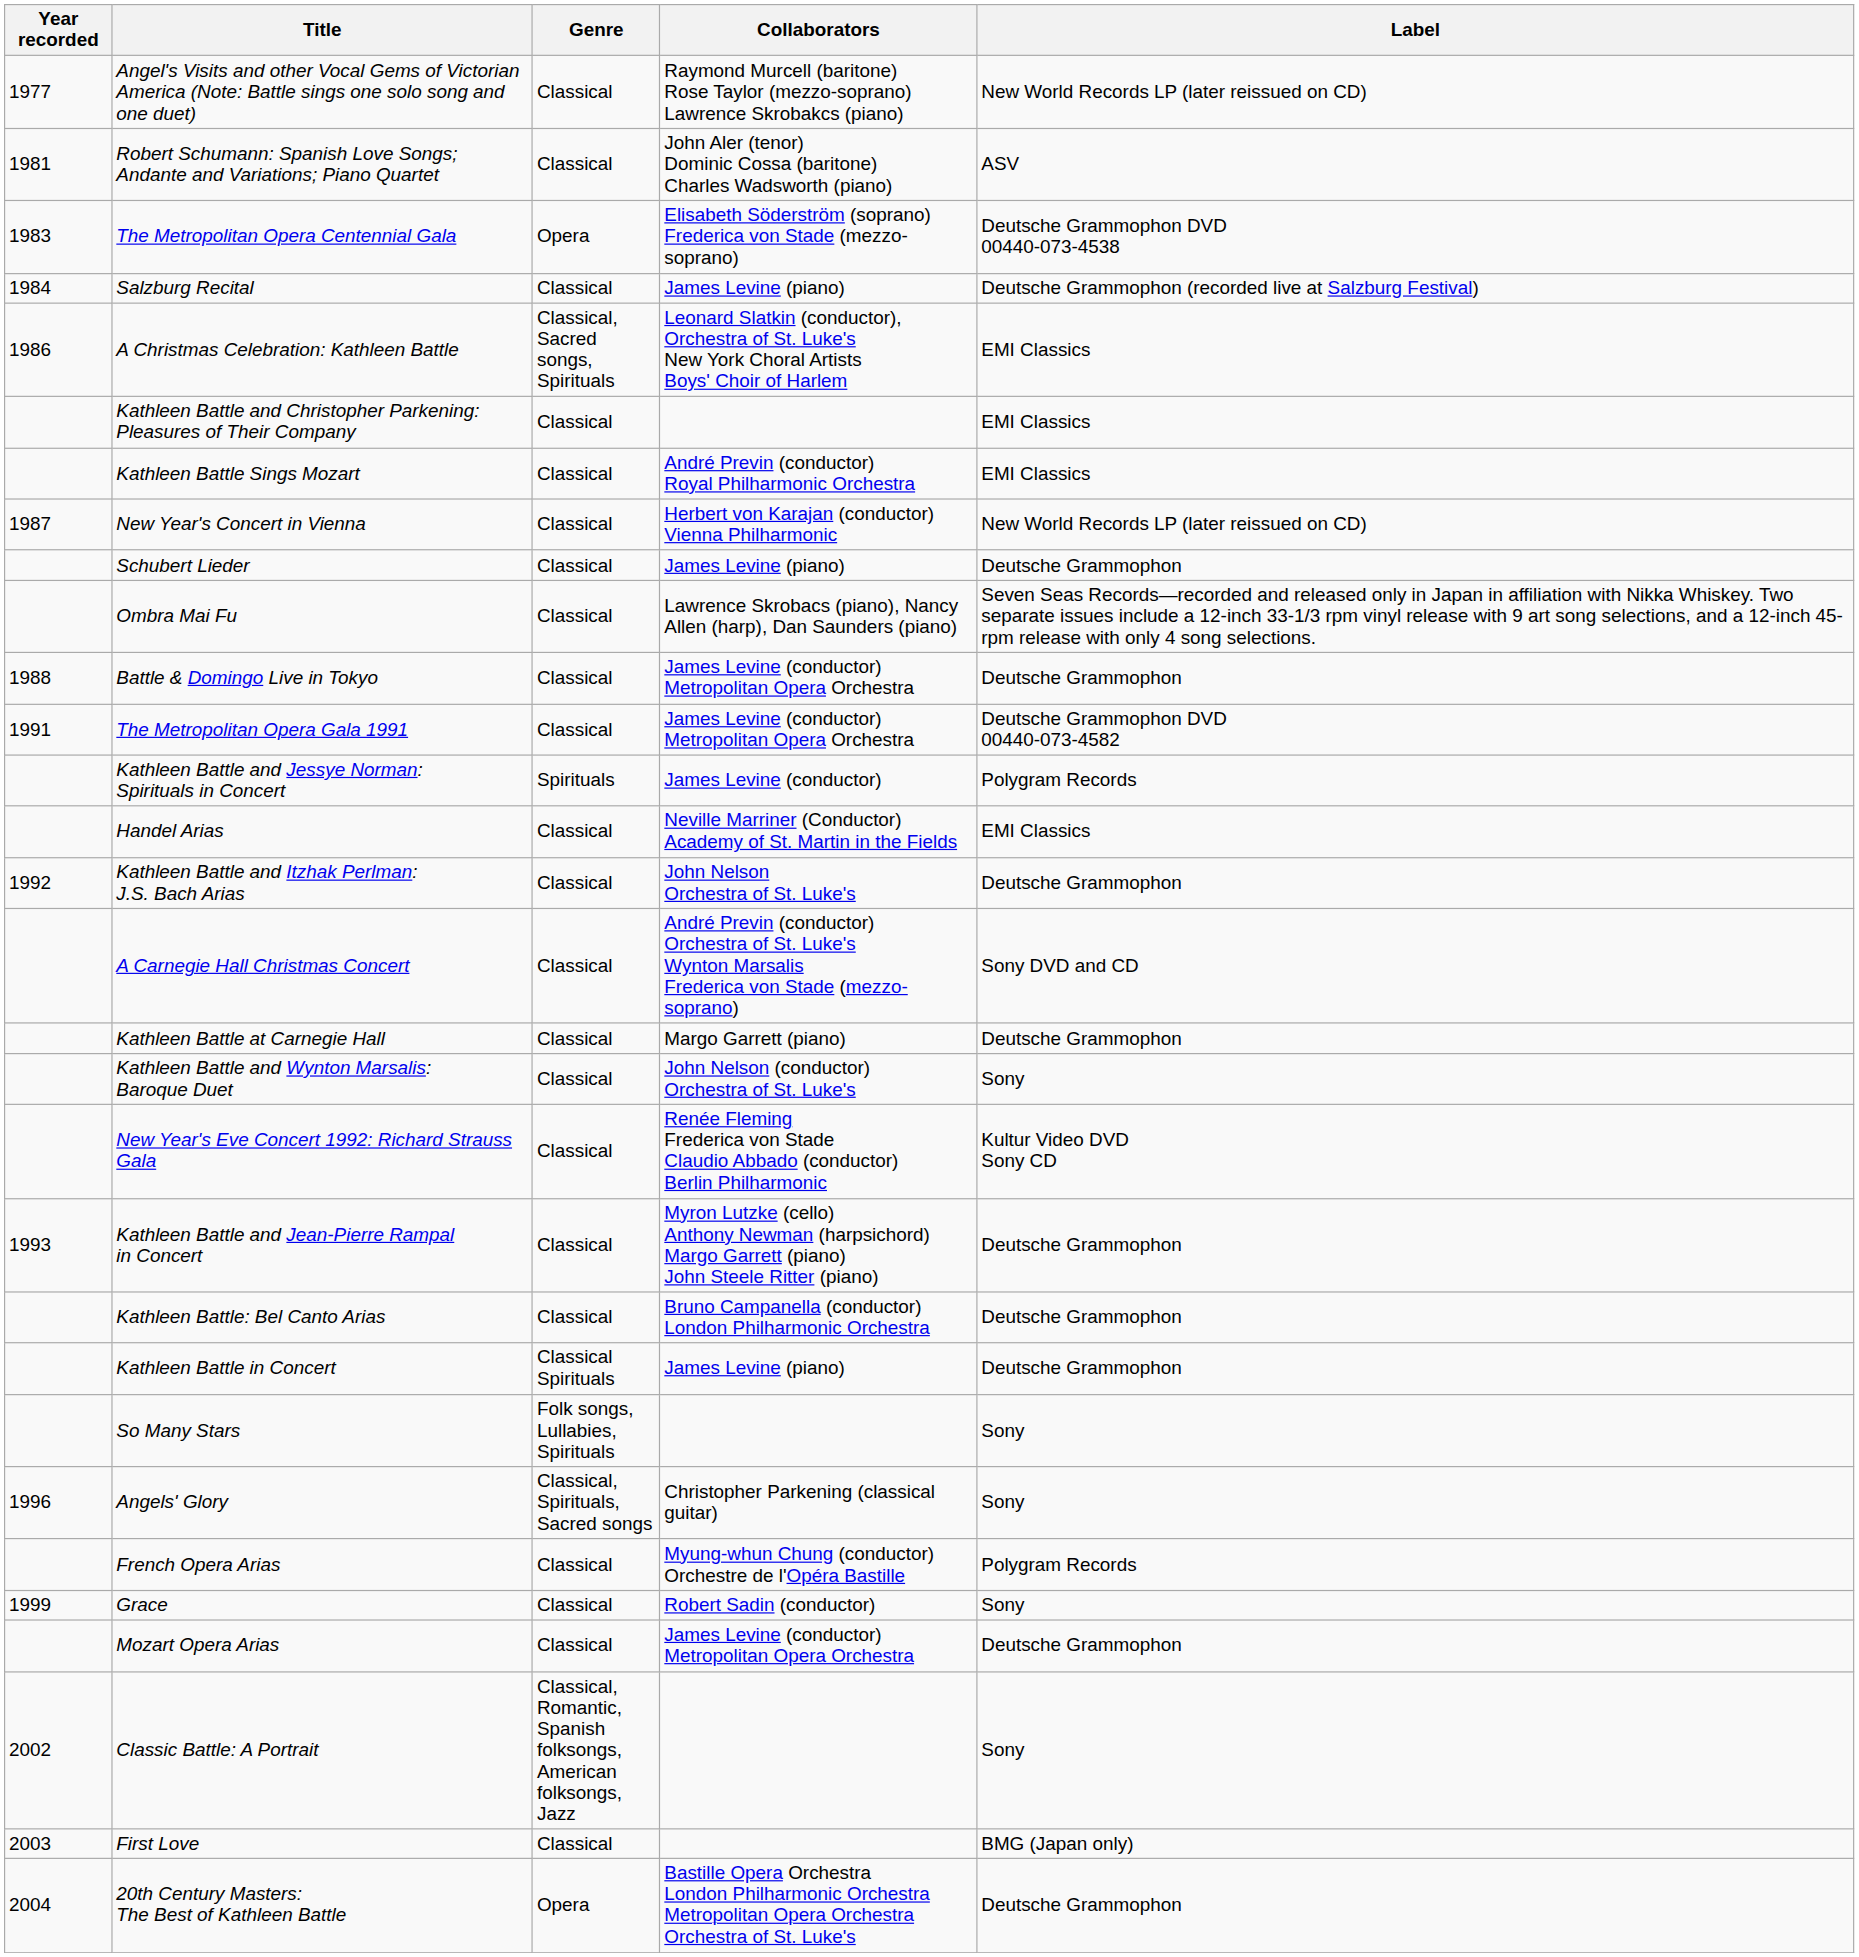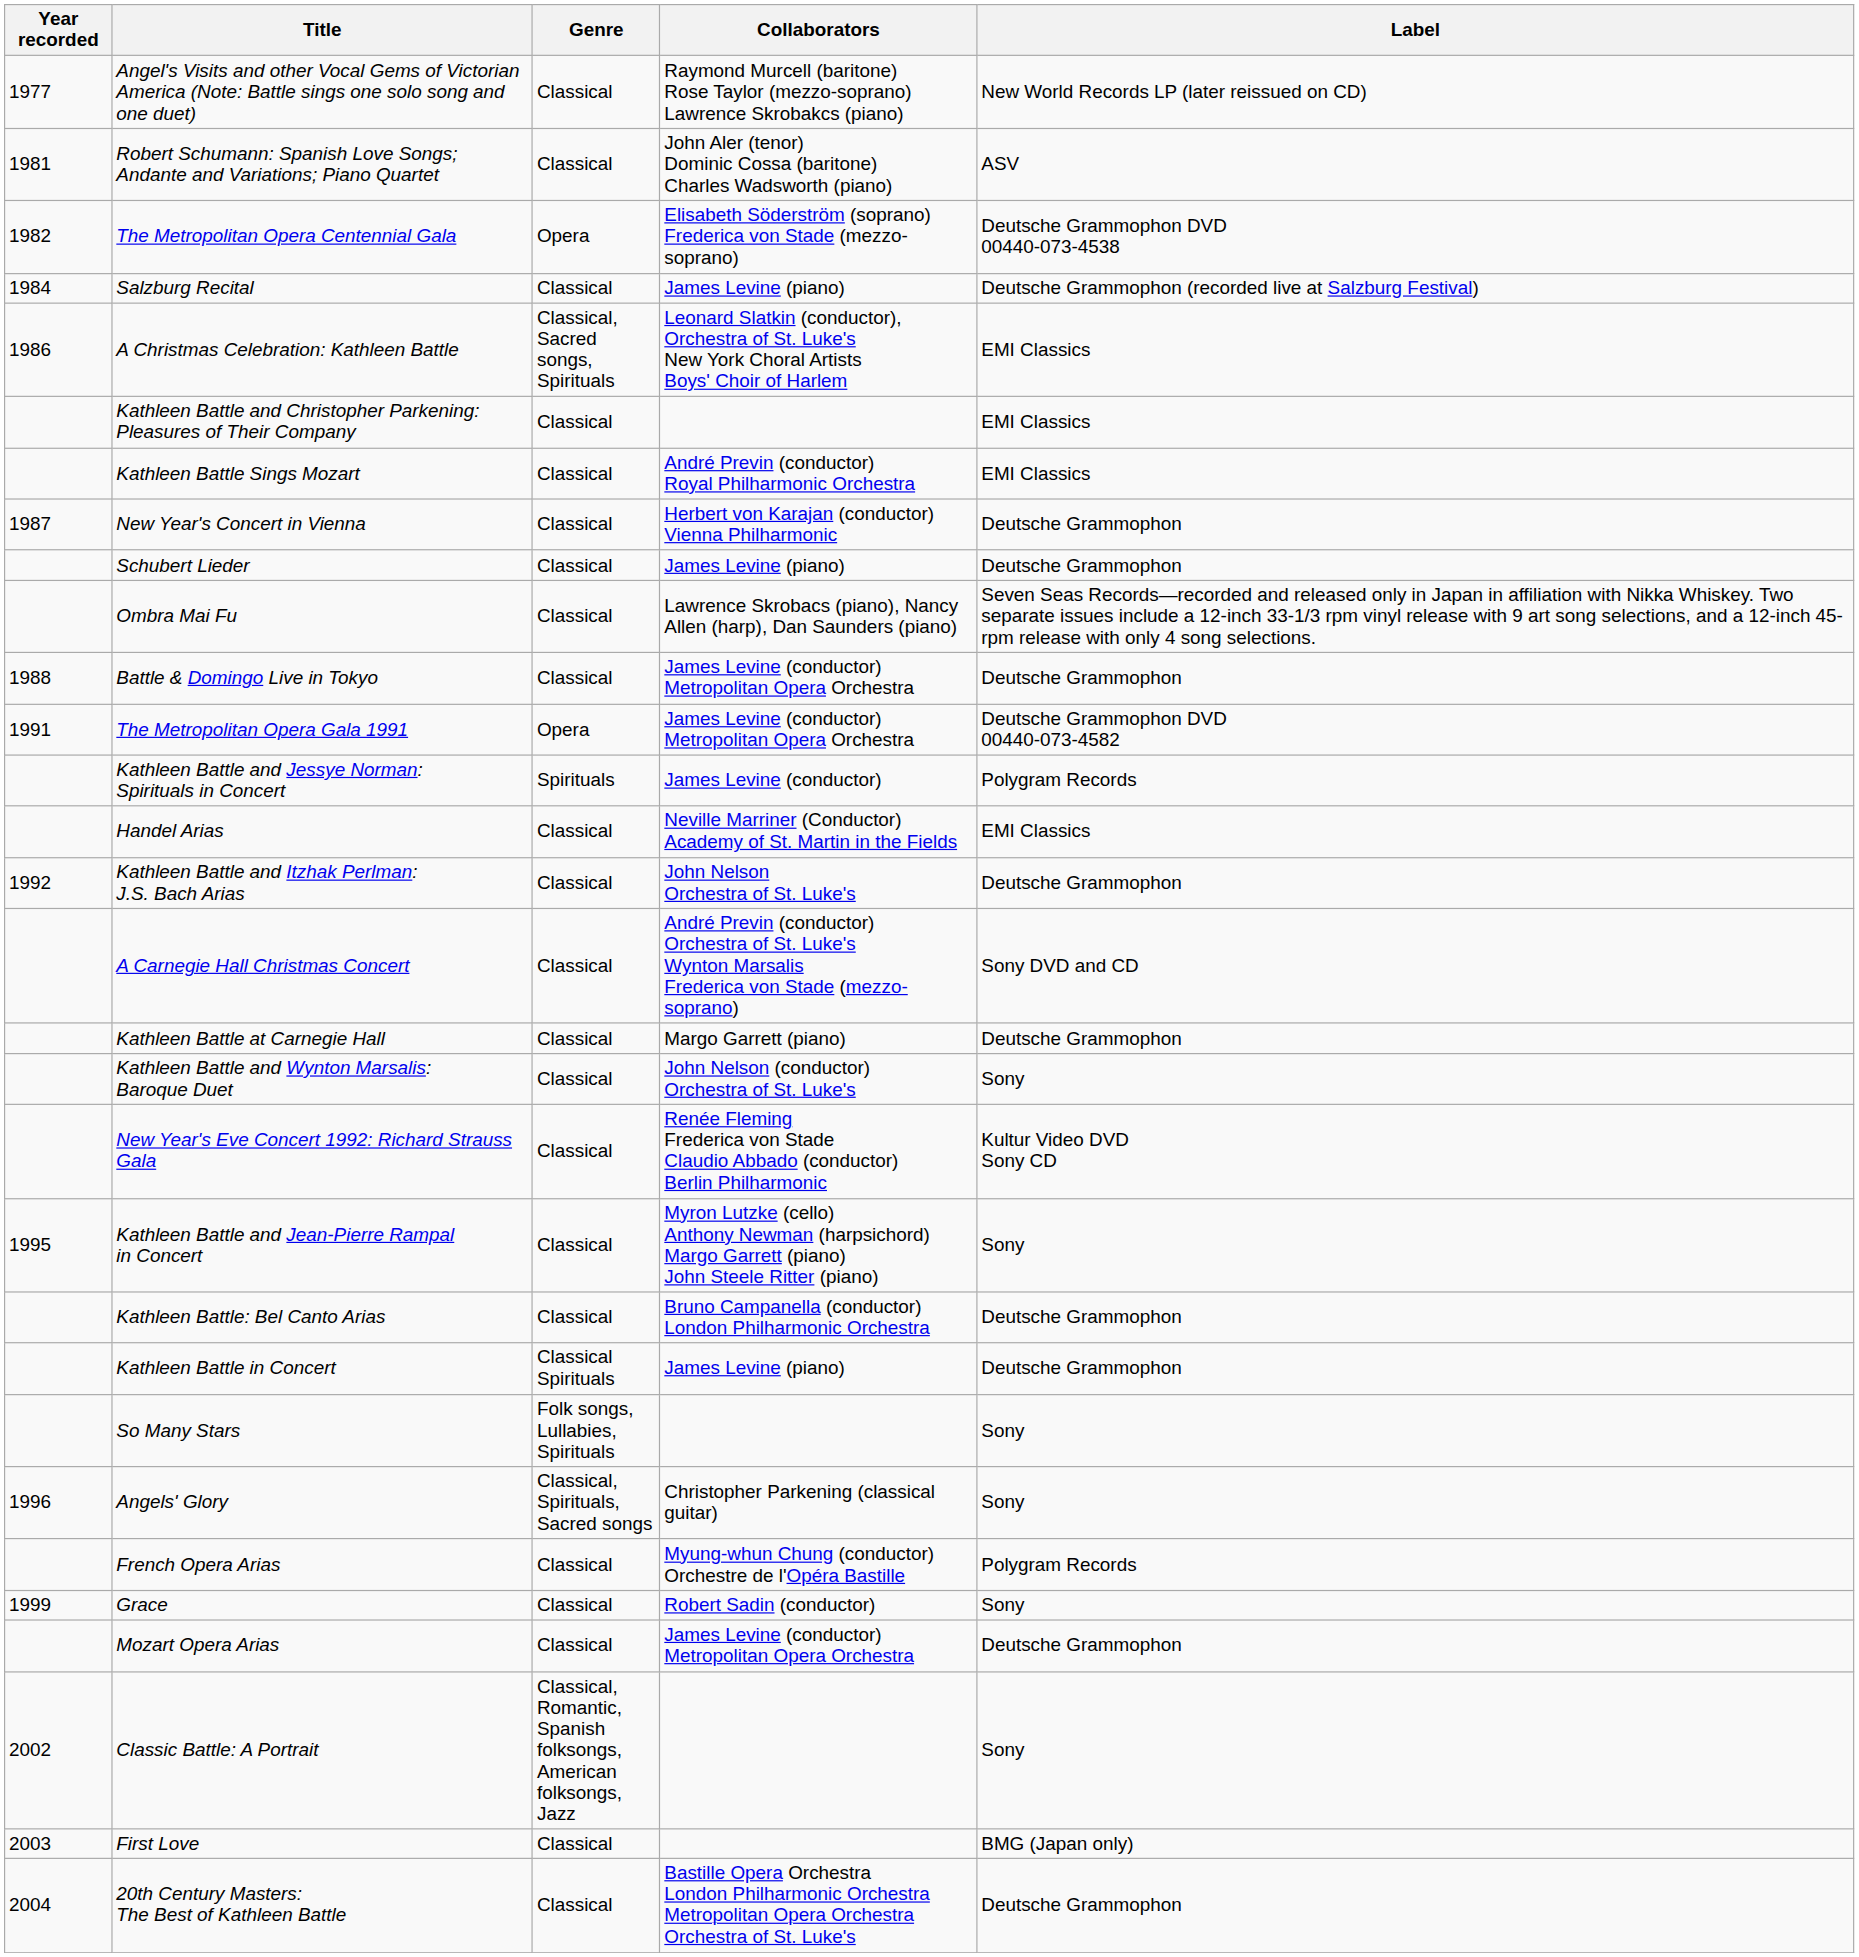(30, 236) 1983 -> (30, 236) 1982
(1174, 524) New World Records LP (later reissued on CD) -> (1082, 524) Deutsche Grammophon
(575, 729) Classical -> (563, 729) Opera
(30, 1244) 1993 -> (30, 1244) 1995
(1082, 1244) Deutsche Grammophon -> (1003, 1244) Sony
(563, 1905) Opera -> (575, 1905) Classical
